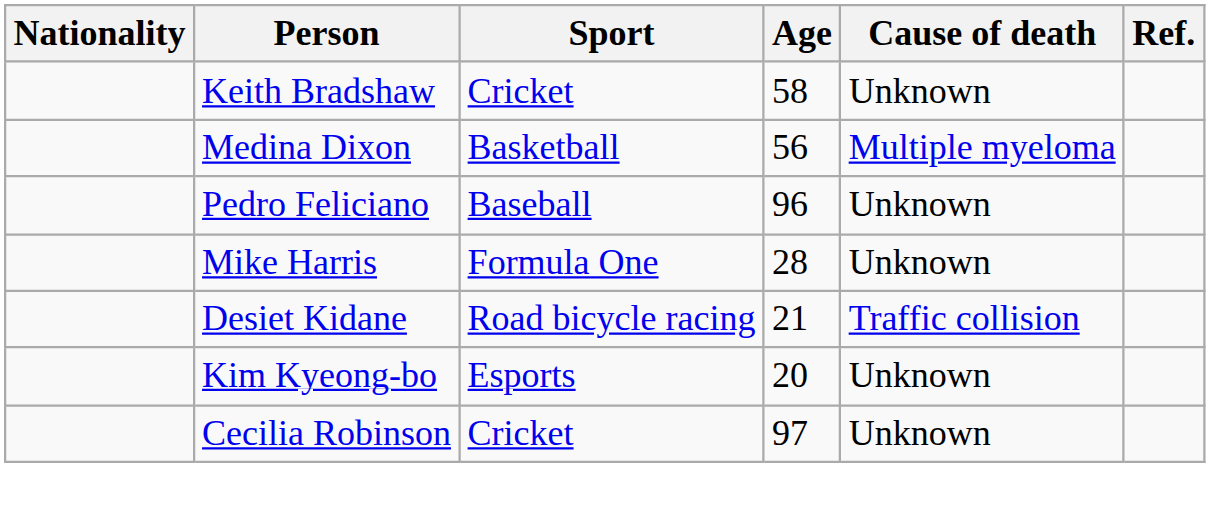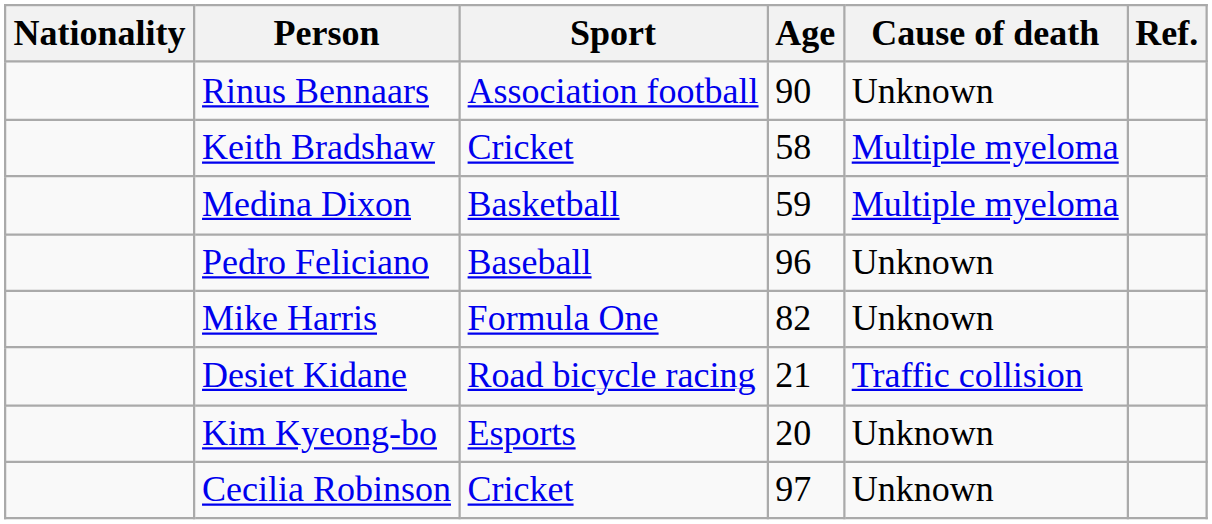+ row: (316, 90)
(920, 90) Unknown -> (985, 147) Multiple myeloma
(790, 147) 56 -> (793, 204) 59
(790, 261) 28 -> (793, 318) 82
